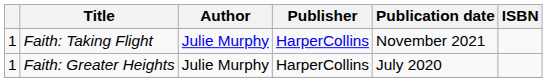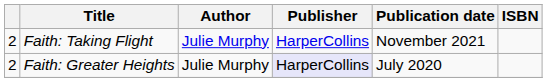(12, 41) 1 -> (12, 41) 2
(12, 65) 1 -> (12, 65) 2
(323, 65) no background -> (323, 65) lavender background
